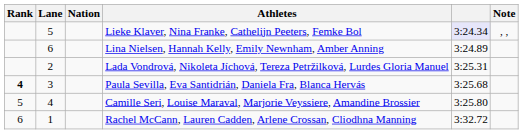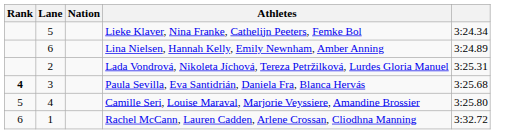- column: (504, 13)
(471, 31) lavender background -> (471, 31) no background
